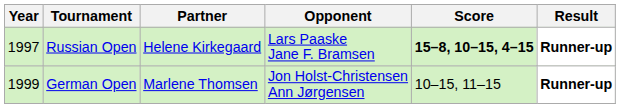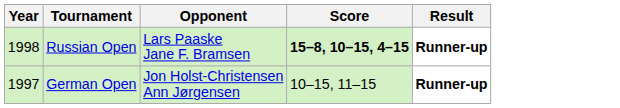- column: (202, 16)
(24, 47) 1997 -> (24, 47) 1998
(24, 85) 1999 -> (24, 85) 1997
